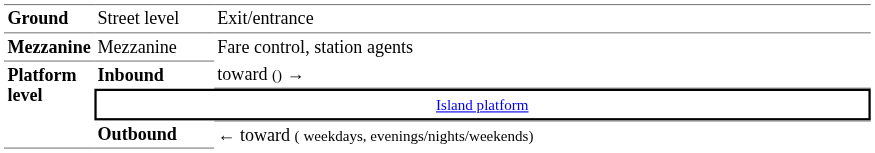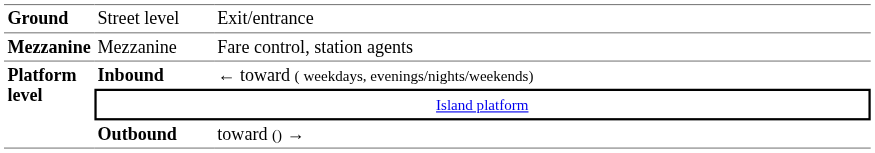(261, 73) toward () → -> (375, 75) ← toward ( weekdays, evenings/nights/weekends)
(375, 135) ← toward ( weekdays, evenings/nights/weekends) -> (261, 133) toward () →
